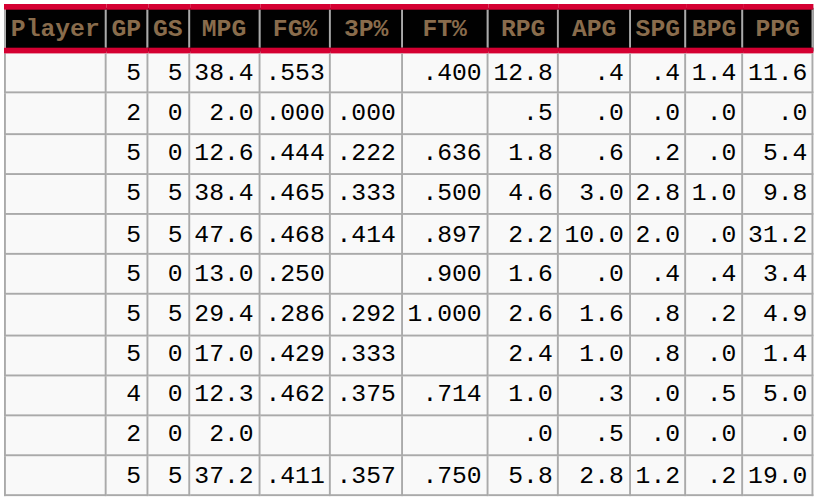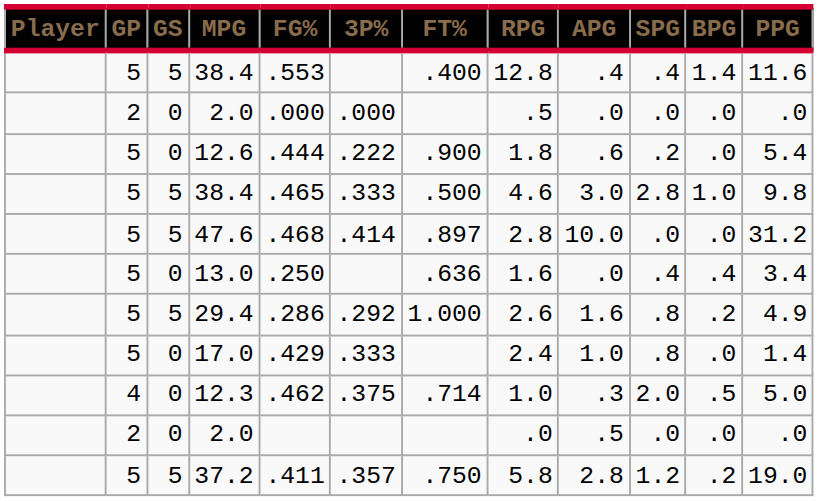(452, 153) .636 -> (452, 153) .900
(531, 234) 2.2 -> (531, 234) 2.8
(658, 234) 2.0 -> (665, 234) .0
(452, 274) .900 -> (452, 274) .636
(665, 395) .0 -> (658, 395) 2.0
